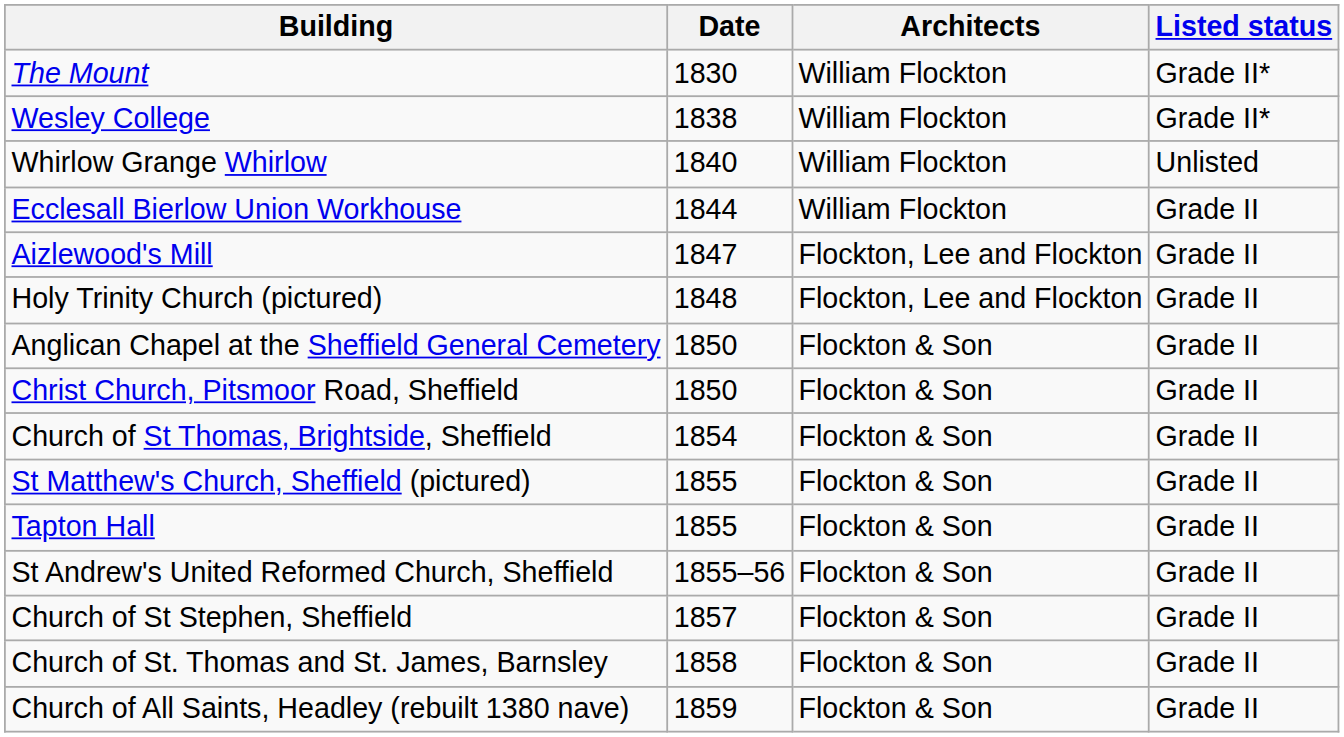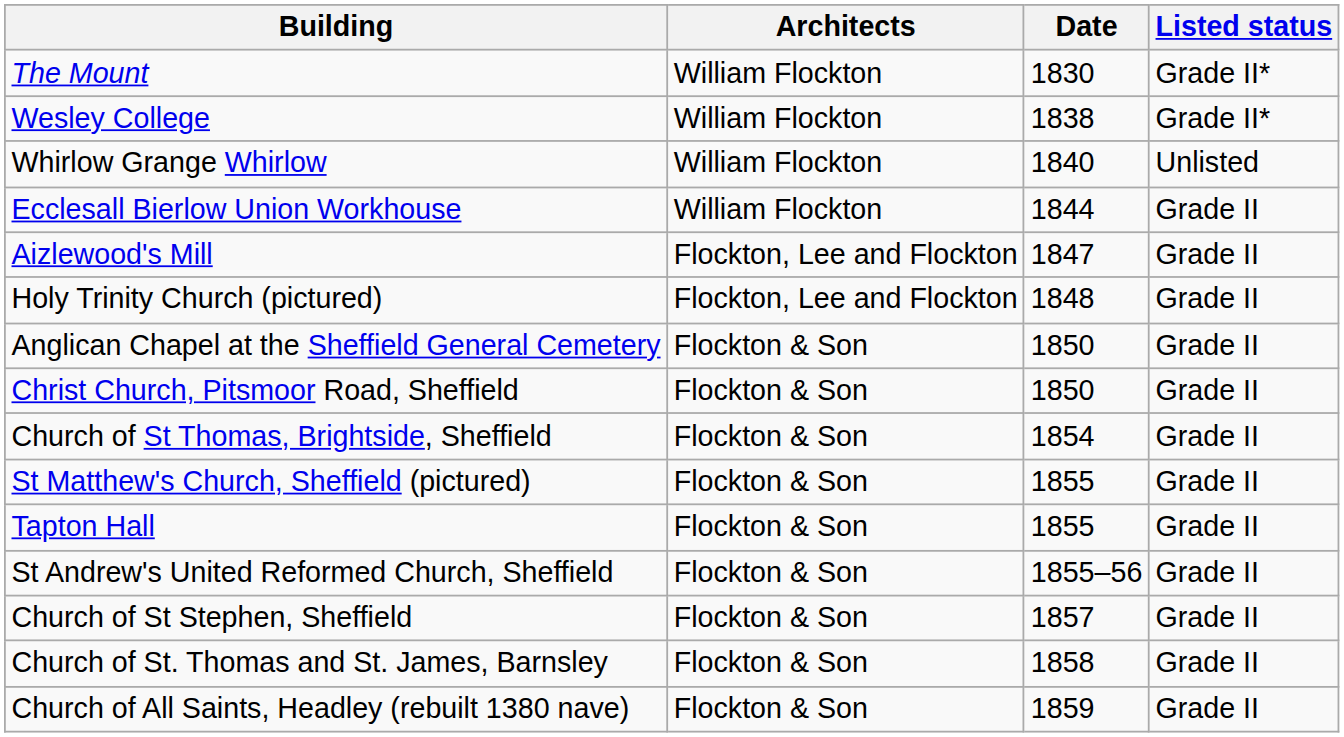columns swapped: (729, 27) <-> (970, 27)
